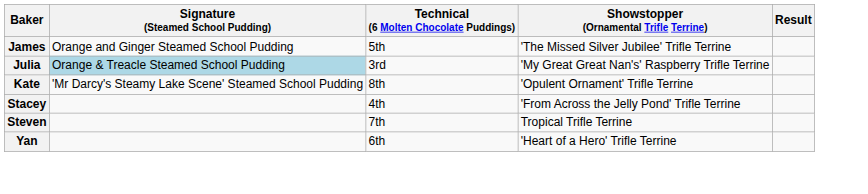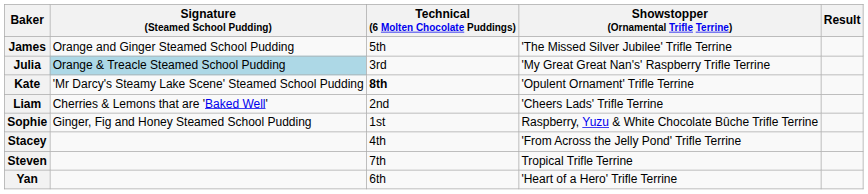(377, 84) normal -> (378, 84) bold
+ row: (27, 103)
+ row: (27, 122)
